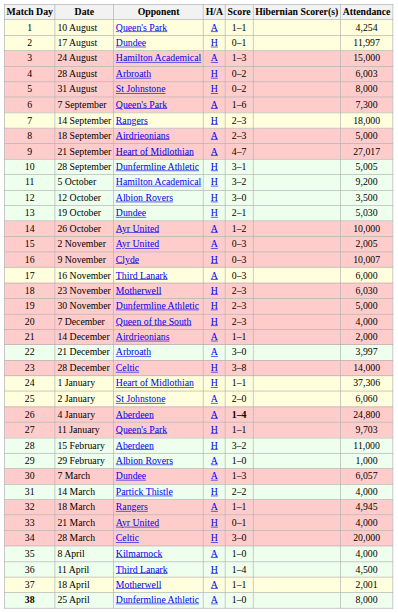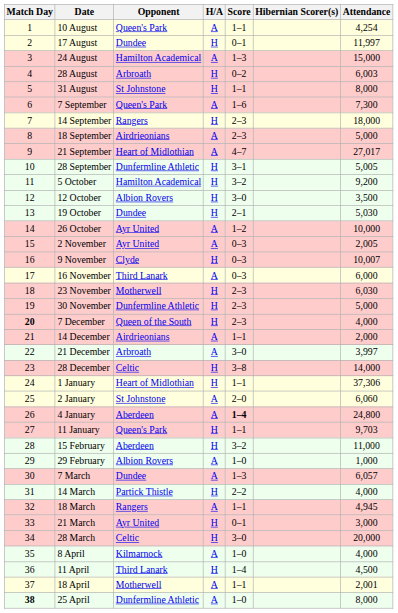(239, 89) 0–2 -> (239, 89) 1–1
(30, 321) normal -> (30, 321) bold
(367, 523) 4,000 -> (367, 523) 3,000
